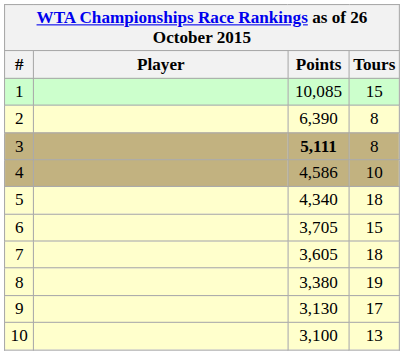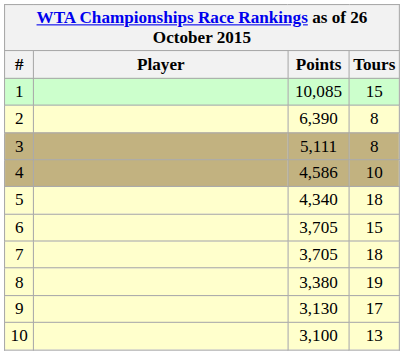(319, 145) bold -> (319, 145) normal
(319, 254) 3,605 -> (319, 254) 3,705
